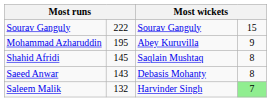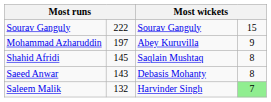(121, 43) 195 -> (121, 43) 197
